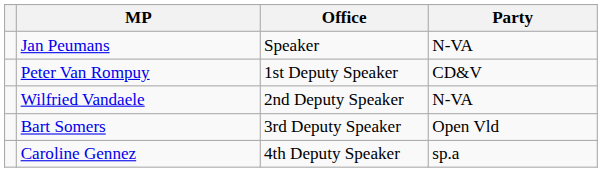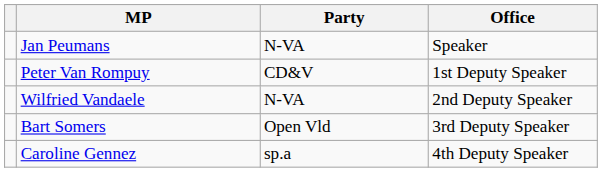columns swapped: (513, 18) <-> (344, 18)
